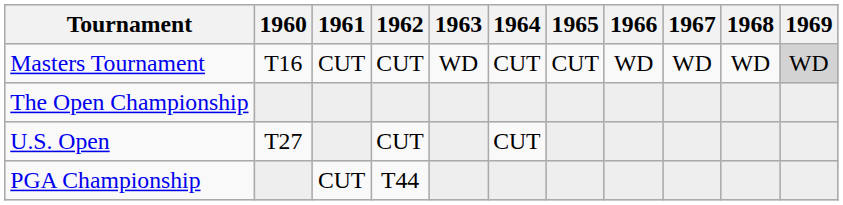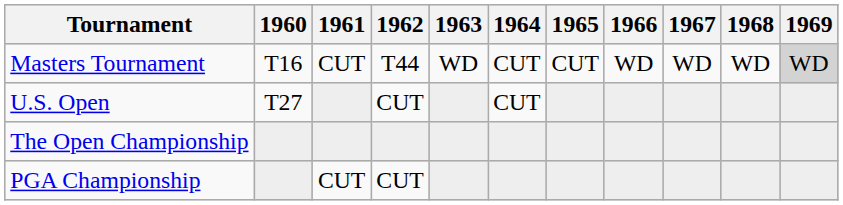(400, 63) CUT -> (400, 63) T44
rows swapped: (60, 141) <-> (129, 102)
(400, 180) T44 -> (400, 180) CUT
